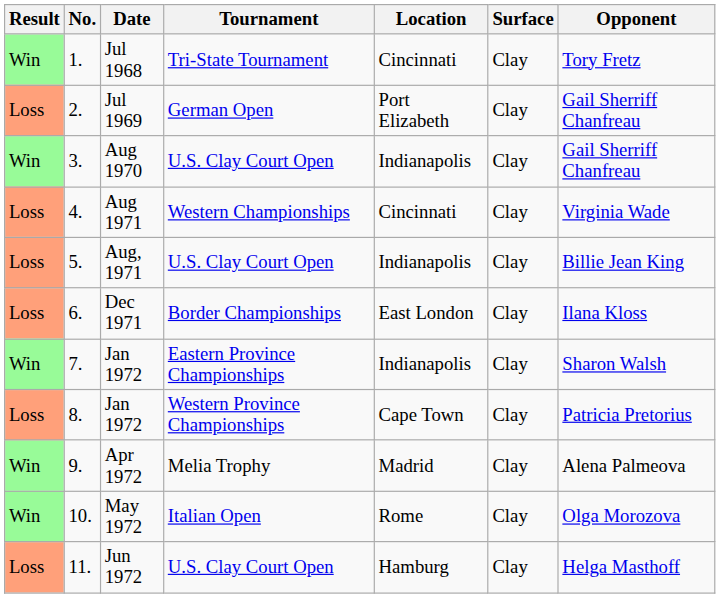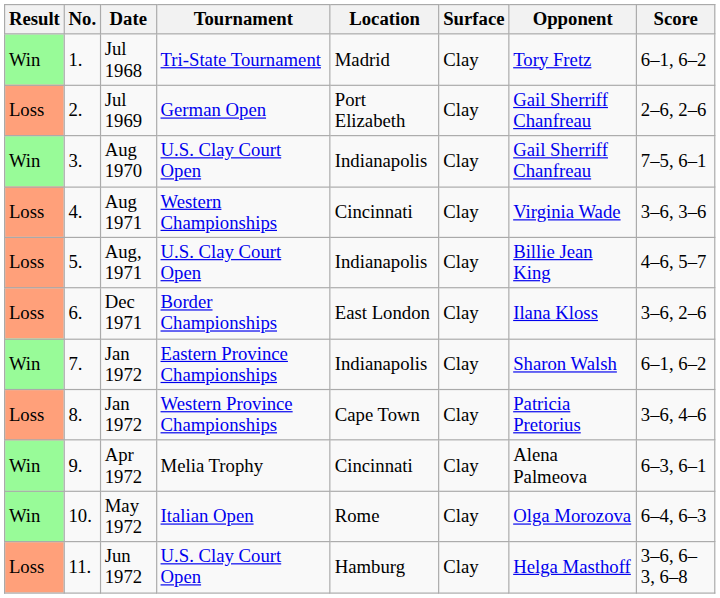+ column: (676, 19)
(417, 59) Cincinnati -> (362, 59) Madrid
(406, 465) Madrid -> (374, 465) Cincinnati
